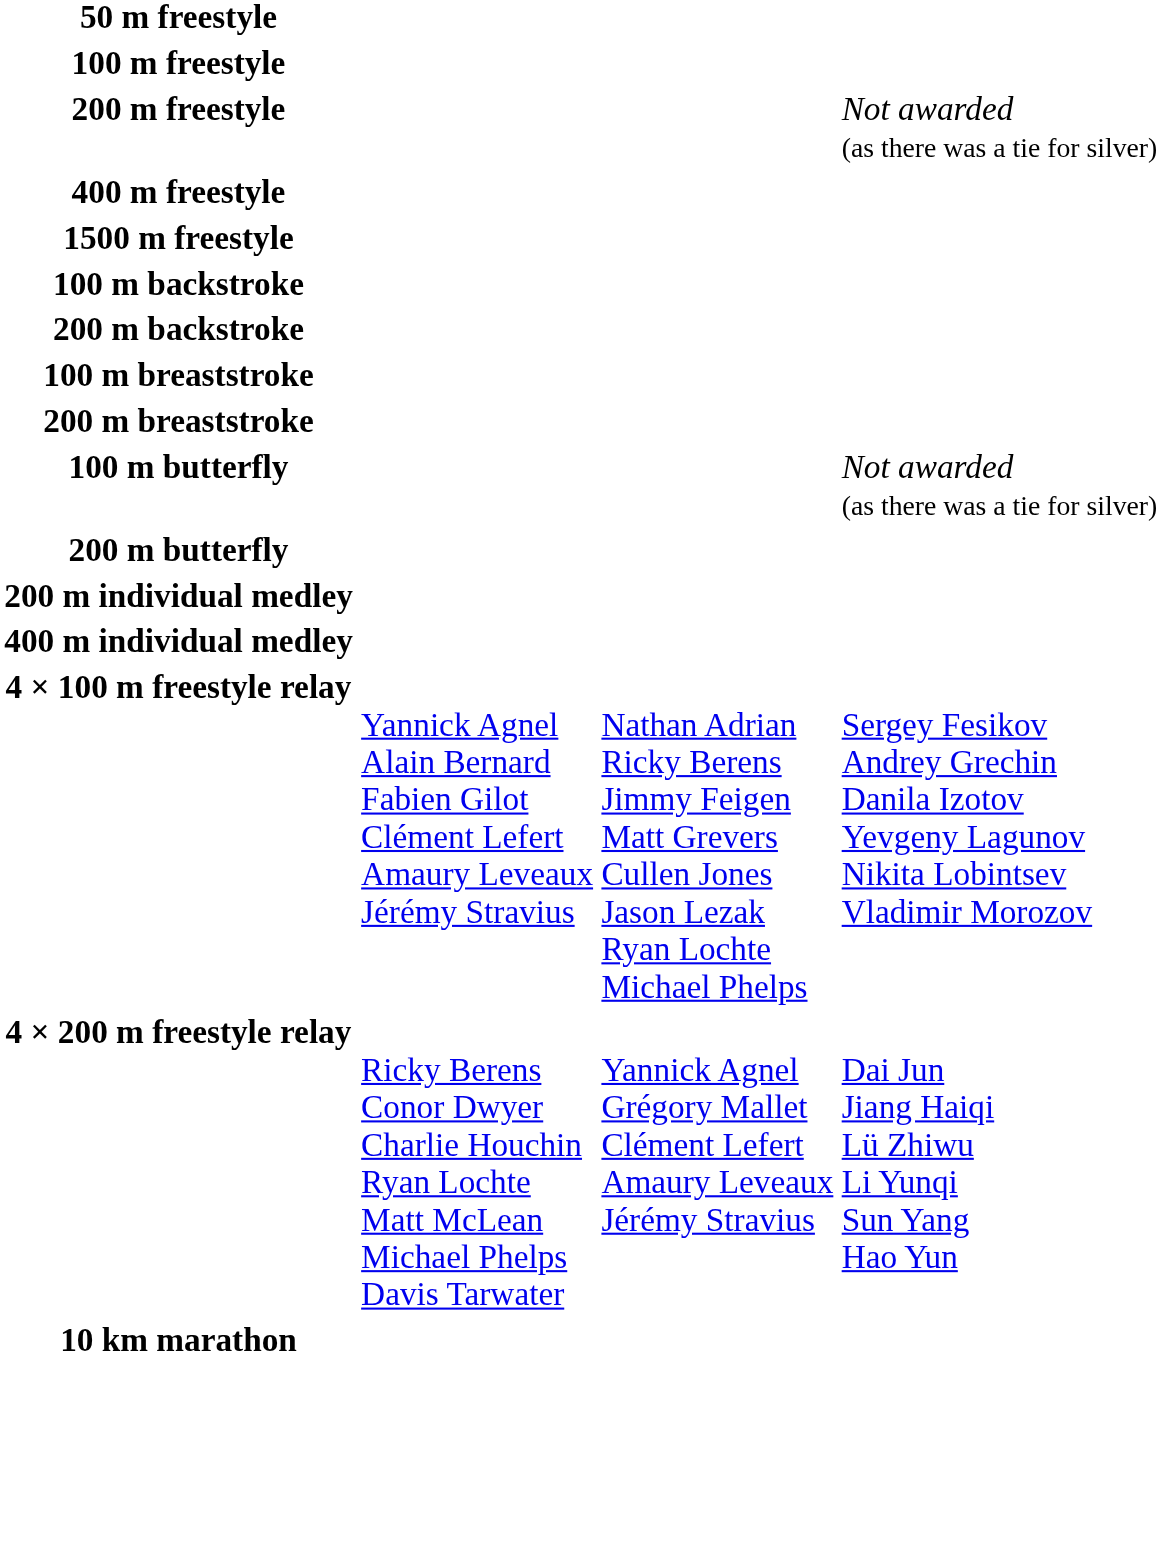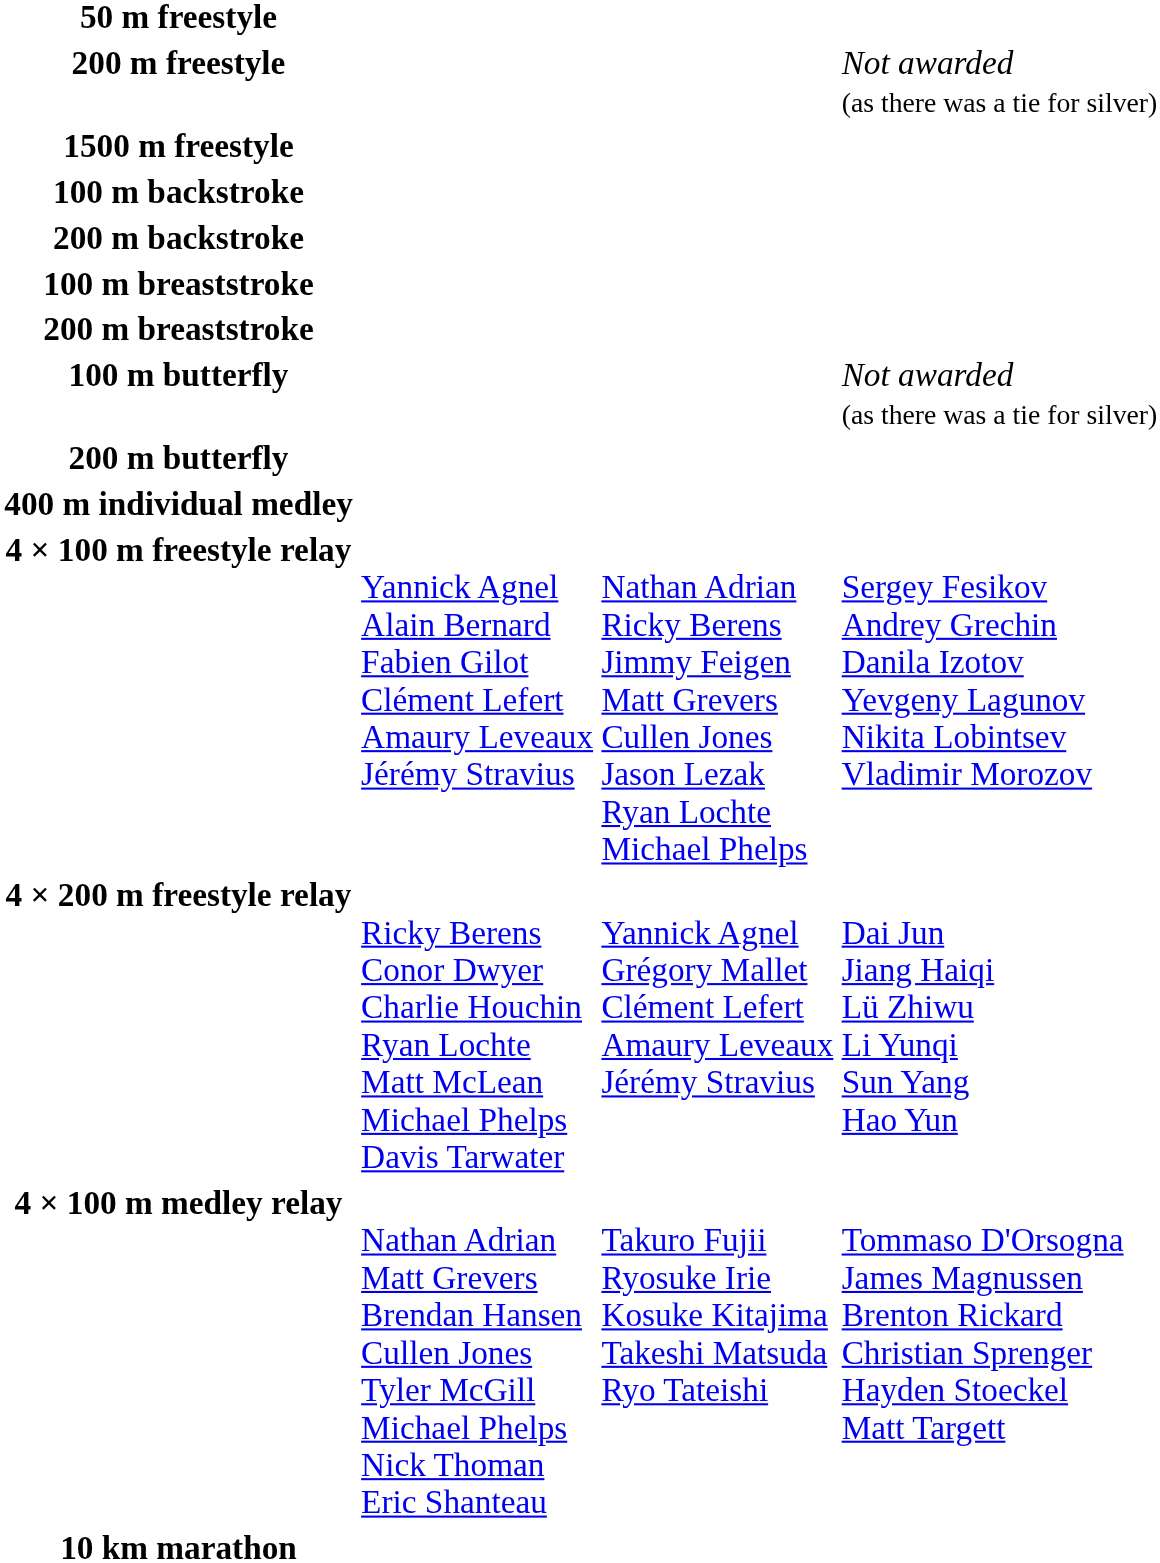- row: (179, 63)
- row: (179, 192)
- row: (179, 595)
+ row: (179, 1203)
